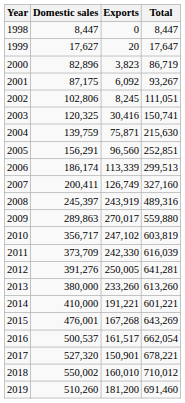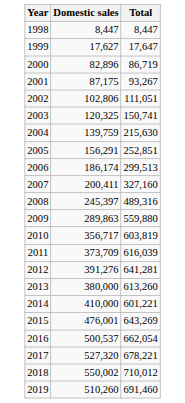- column: (121, 12)
